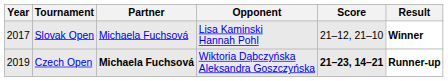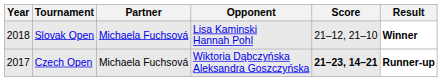(18, 35) 2017 -> (18, 35) 2018
(18, 63) 2019 -> (18, 63) 2017
(146, 63) bold -> (144, 63) normal
